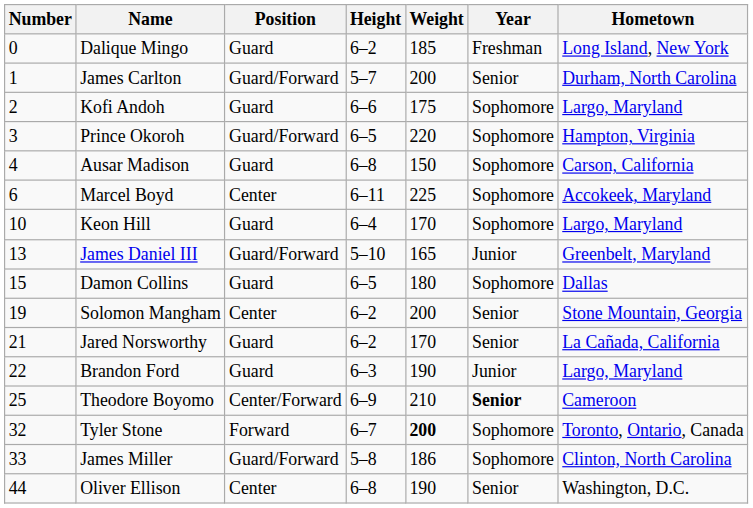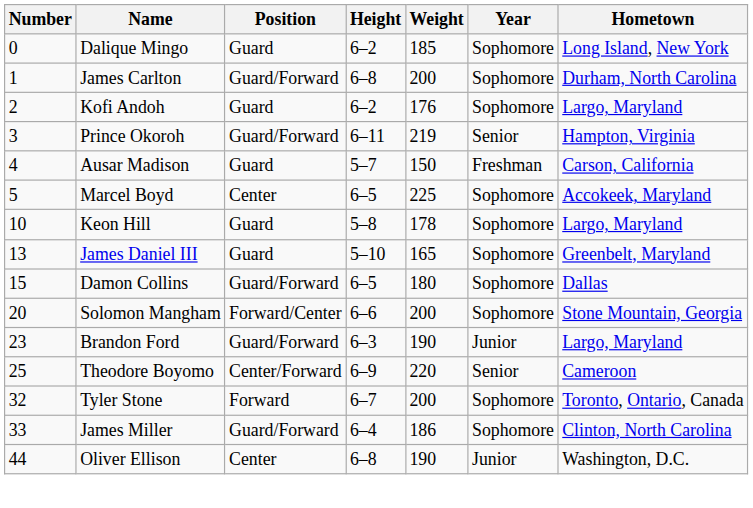(507, 48) Freshman -> (513, 48) Sophomore
(363, 77) 5–7 -> (363, 77) 6–8
(495, 77) Senior -> (513, 77) Sophomore
(363, 107) 6–6 -> (363, 107) 6–2
(423, 107) 175 -> (423, 107) 176
(363, 136) 6–5 -> (367, 136) 6–11
(423, 136) 220 -> (423, 136) 219
(513, 136) Sophomore -> (495, 136) Senior
(363, 165) 6–8 -> (363, 165) 5–7
(513, 165) Sophomore -> (507, 165) Freshman
(13, 195) 6 -> (13, 195) 5
(367, 195) 6–11 -> (363, 195) 6–5
(363, 224) 6–4 -> (363, 224) 5–8
(423, 224) 170 -> (423, 224) 178
(284, 253) Guard/Forward -> (251, 253) Guard
(494, 253) Junior -> (513, 253) Sophomore
(251, 283) Guard -> (284, 283) Guard/Forward
(18, 312) 19 -> (18, 312) 20
(253, 312) Center -> (285, 312) Forward/Center
(363, 312) 6–2 -> (363, 312) 6–6
(495, 312) Senior -> (513, 312) Sophomore
- row: (144, 341)
(18, 371) 22 -> (18, 341) 23
(251, 371) Guard -> (284, 341) Guard/Forward
(423, 400) 210 -> (423, 371) 220
(497, 400) bold -> (495, 371) normal
(423, 429) bold -> (423, 400) normal
(363, 459) 5–8 -> (363, 429) 6–4
(495, 488) Senior -> (494, 459) Junior
